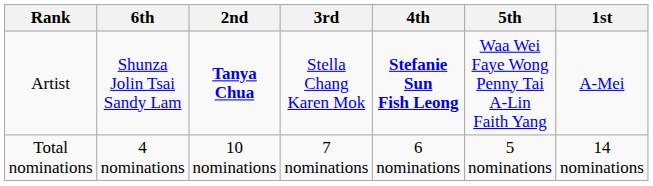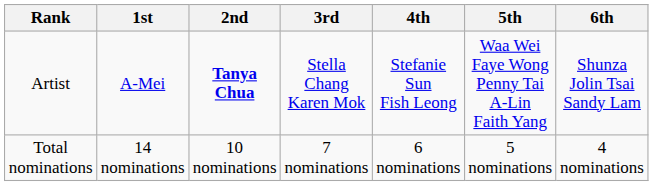columns swapped: (602, 17) <-> (143, 17)
(418, 83) bold -> (418, 83) normal
